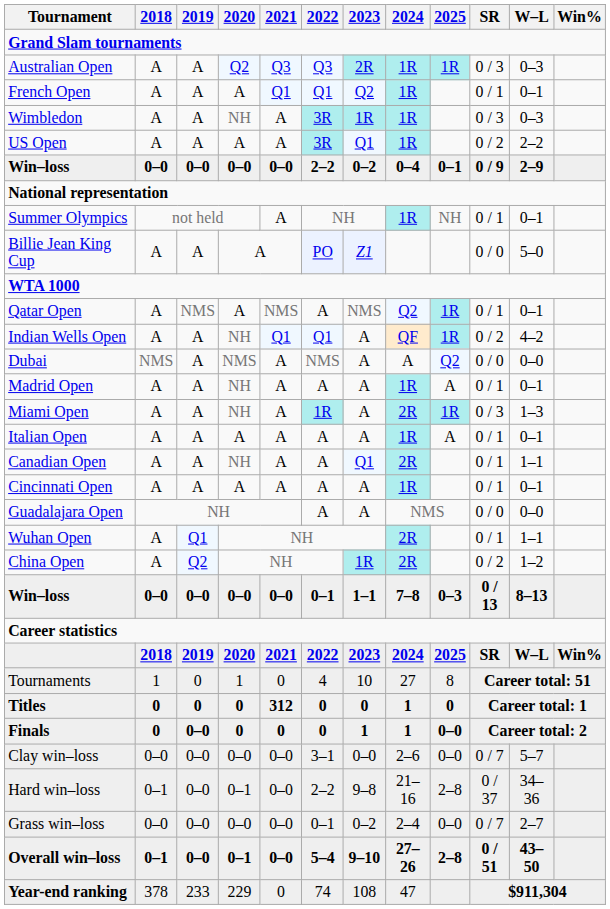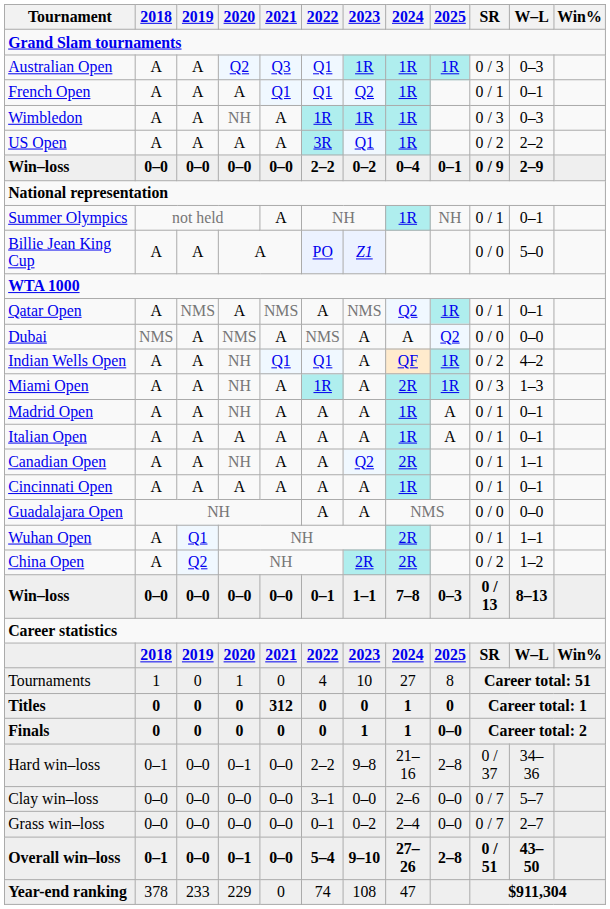(323, 67) Q3 -> (323, 67) Q1
(364, 67) 2R -> (364, 67) 1R
(323, 117) 3R -> (323, 117) 1R
rows swapped: (28, 361) <-> (67, 336)
rows swapped: (48, 411) <-> (51, 386)
(364, 461) Q1 -> (364, 461) Q2
(364, 562) 1R -> (364, 562) 2R
(198, 730) 0–0 -> (198, 730) 0
rows swapped: (54, 790) <-> (53, 756)
